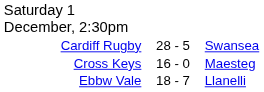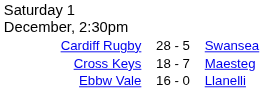(173, 63) 16 - 0 -> (173, 63) 18 - 7
(173, 81) 18 - 7 -> (173, 81) 16 - 0
